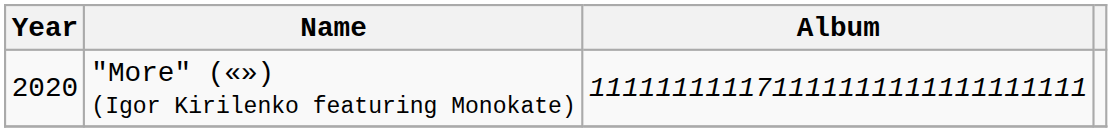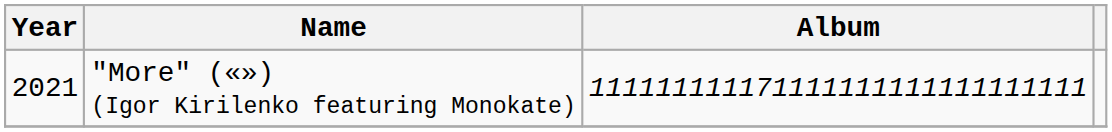(45, 89) 2020 -> (45, 89) 2021
